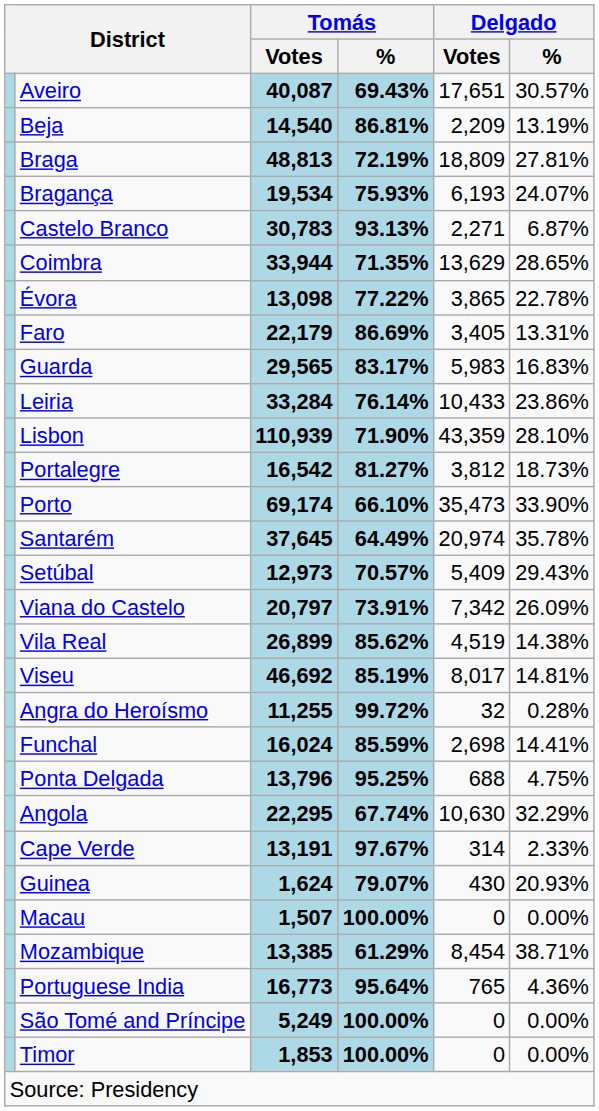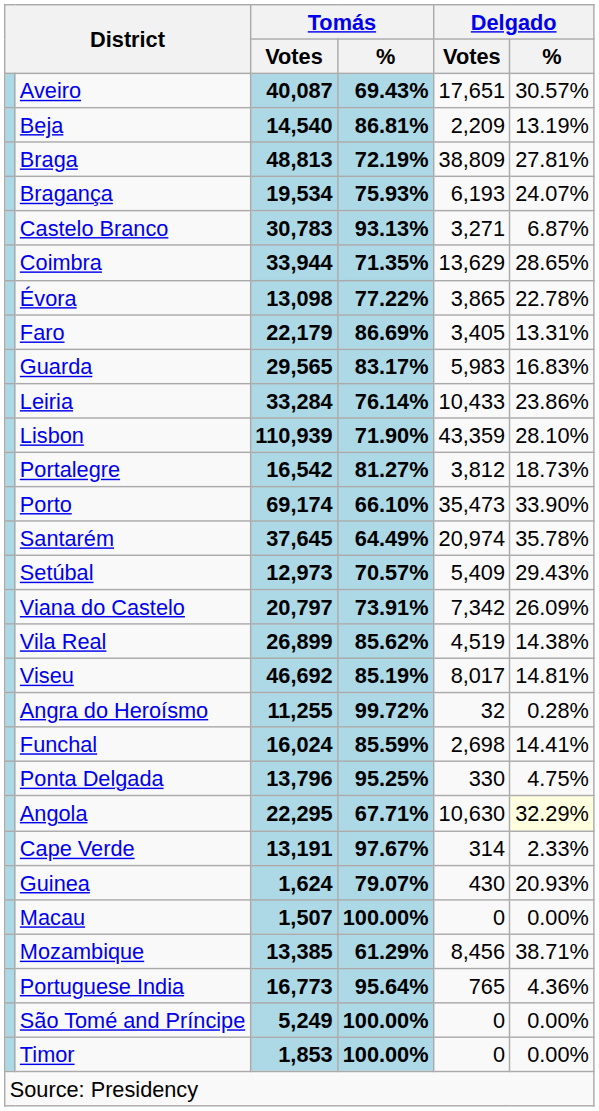(472, 160) 18,809 -> (472, 160) 38,809
(478, 229) 2,271 -> (478, 229) 3,271
(487, 779) 688 -> (487, 779) 330
(392, 814) 67.74% -> (392, 814) 67.71%
(552, 814) no background -> (552, 814) lightyellow background
(478, 951) 8,454 -> (478, 951) 8,456
